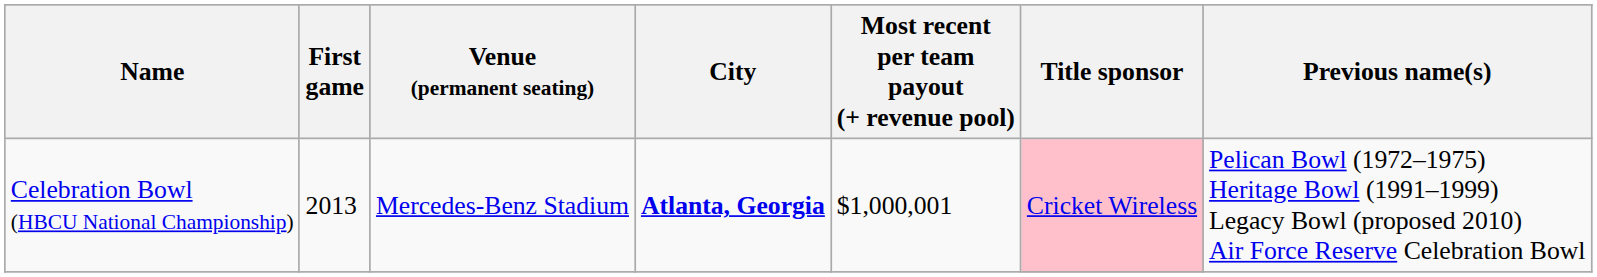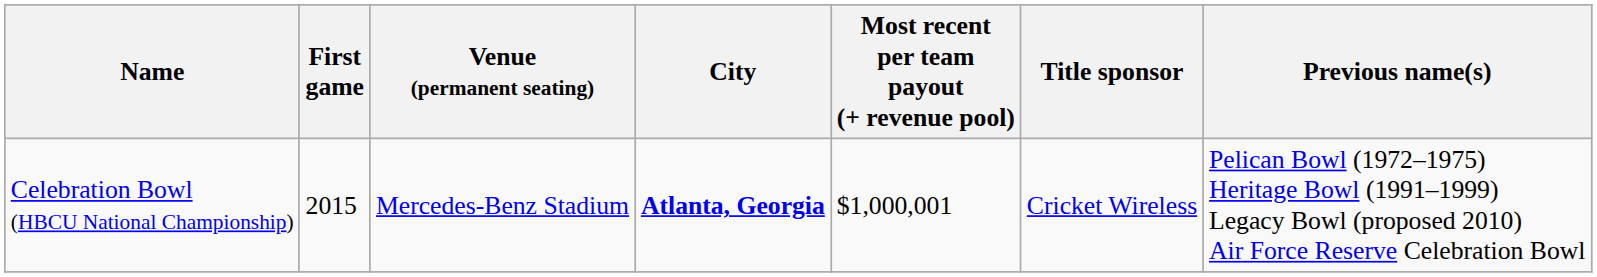(331, 205) 2013 -> (331, 205) 2015
(1112, 205) pink background -> (1112, 205) no background
